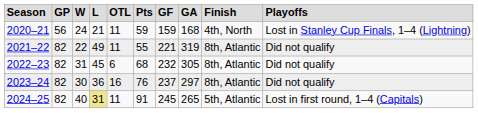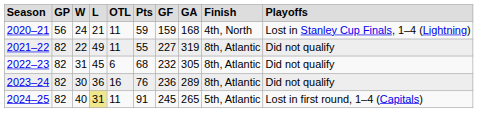(167, 47) 221 -> (167, 47) 227
(167, 82) 237 -> (167, 82) 236
(190, 82) 297 -> (190, 82) 289
